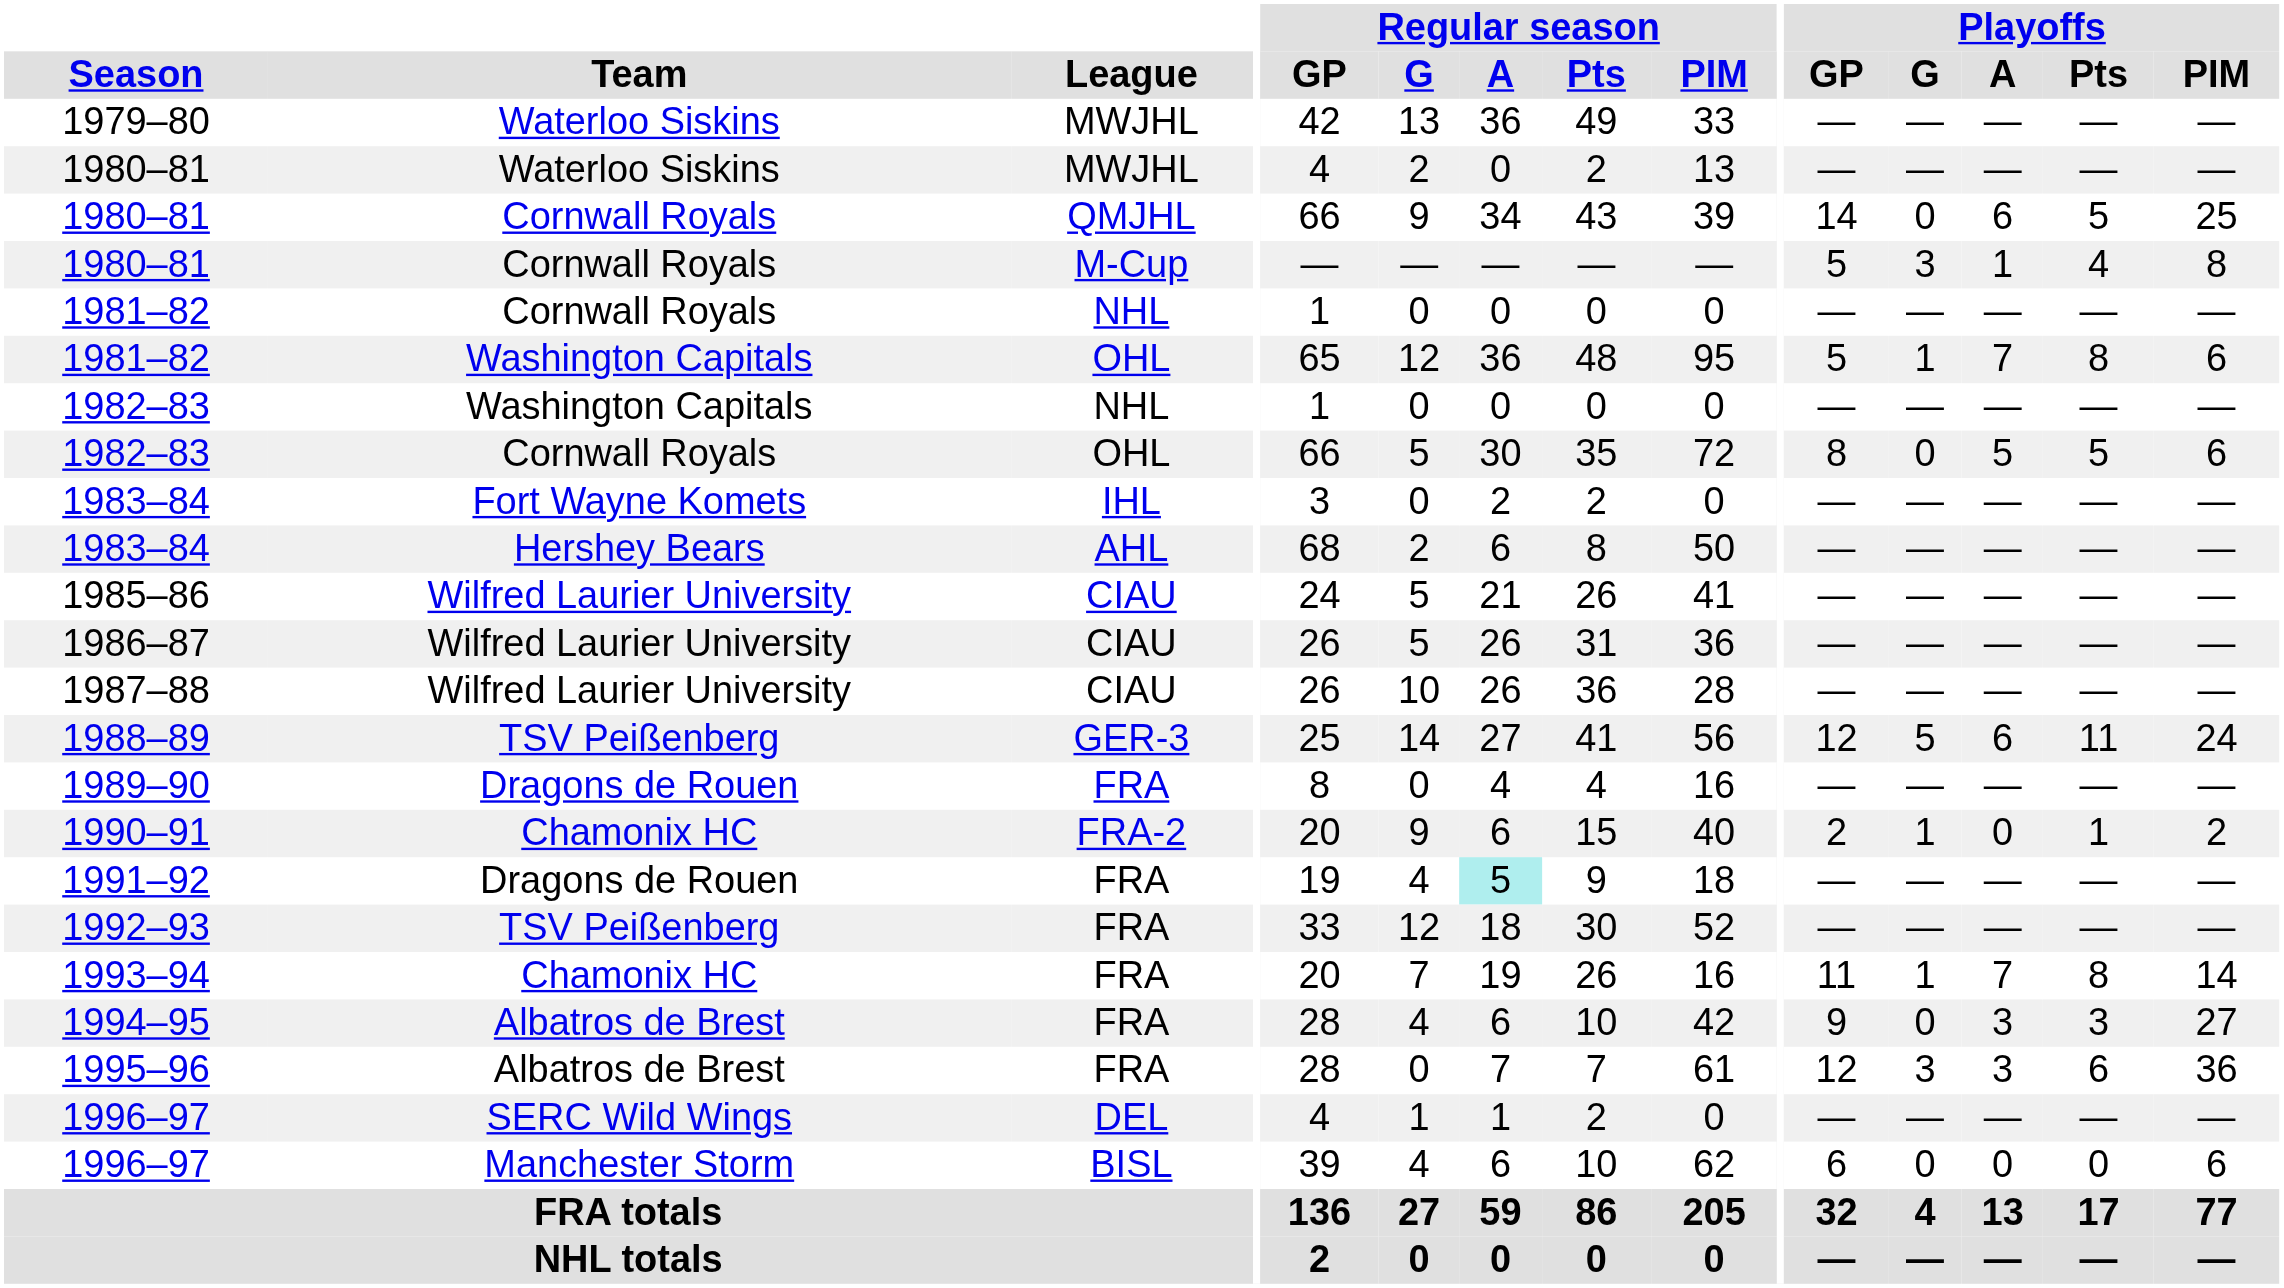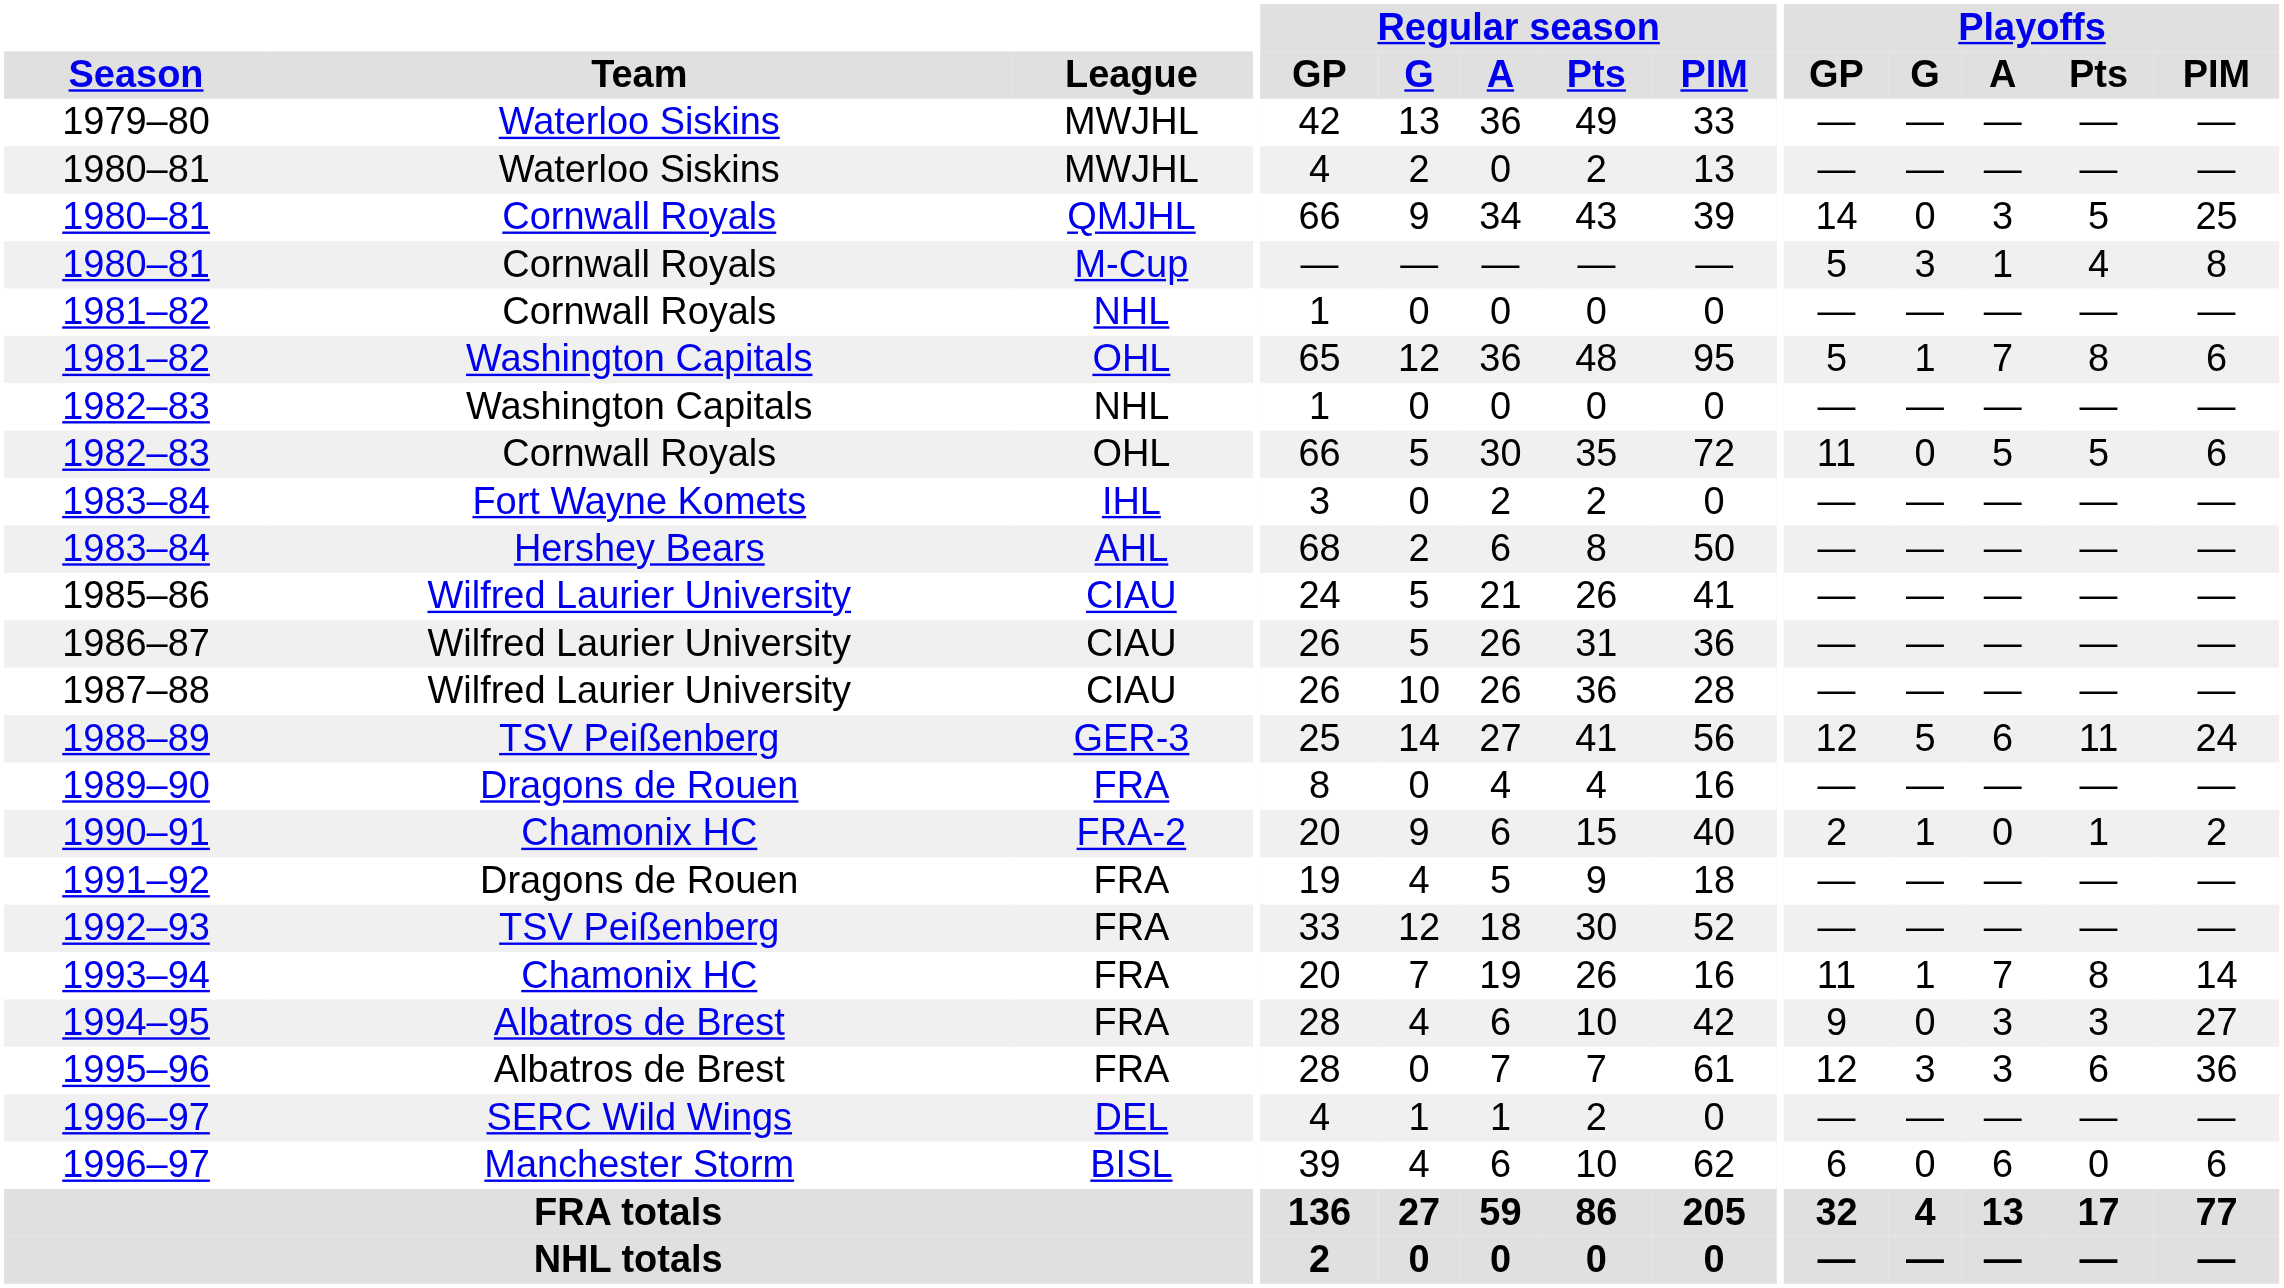(2003, 216) 6 -> (2003, 216) 3
(1836, 453) 8 -> (1836, 453) 11
(1500, 880) paleturquoise background -> (1500, 880) no background
(2003, 1164) 0 -> (2003, 1164) 6
